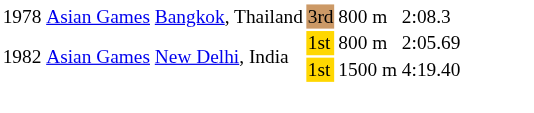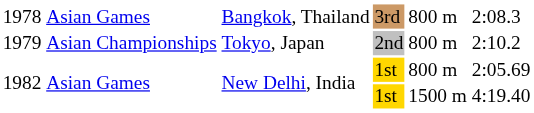+ row: (22, 43)
